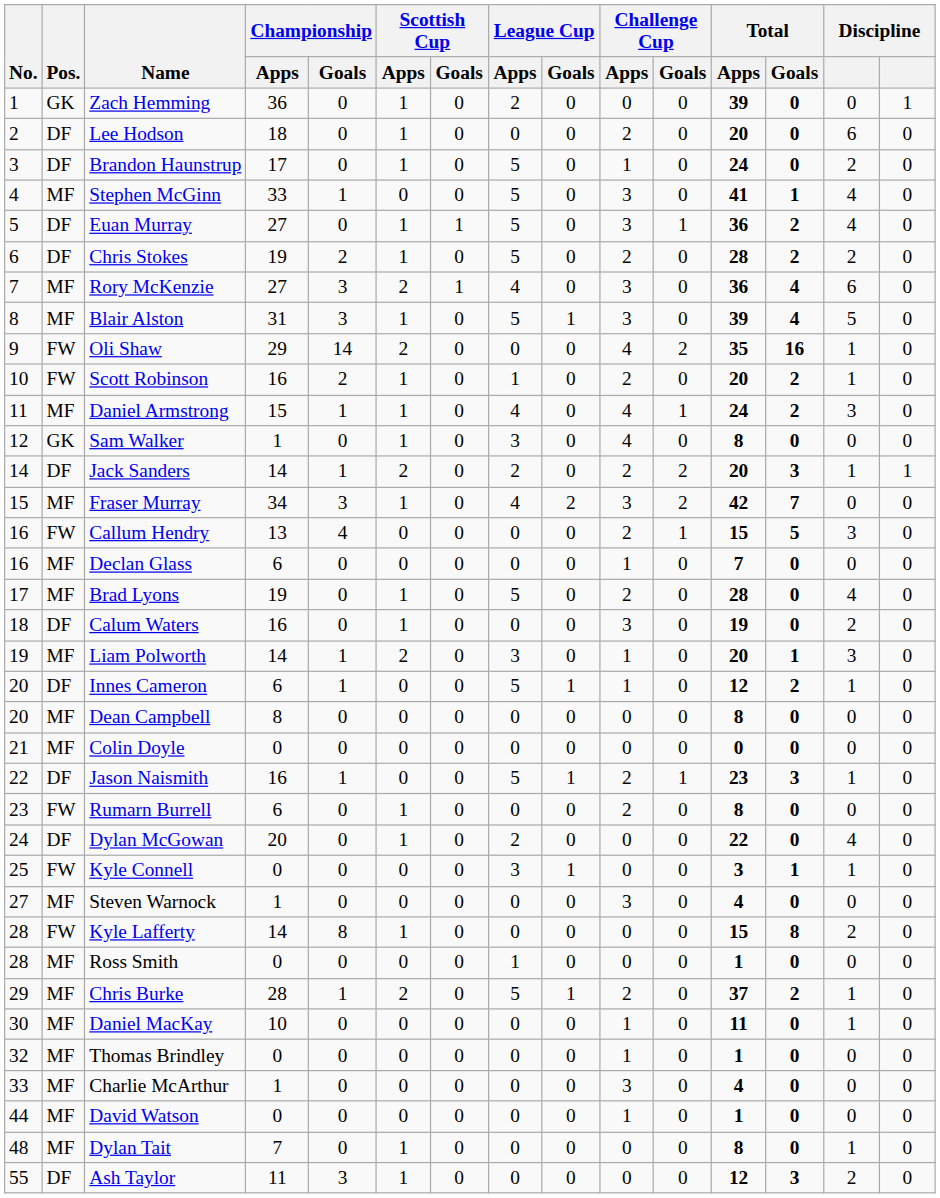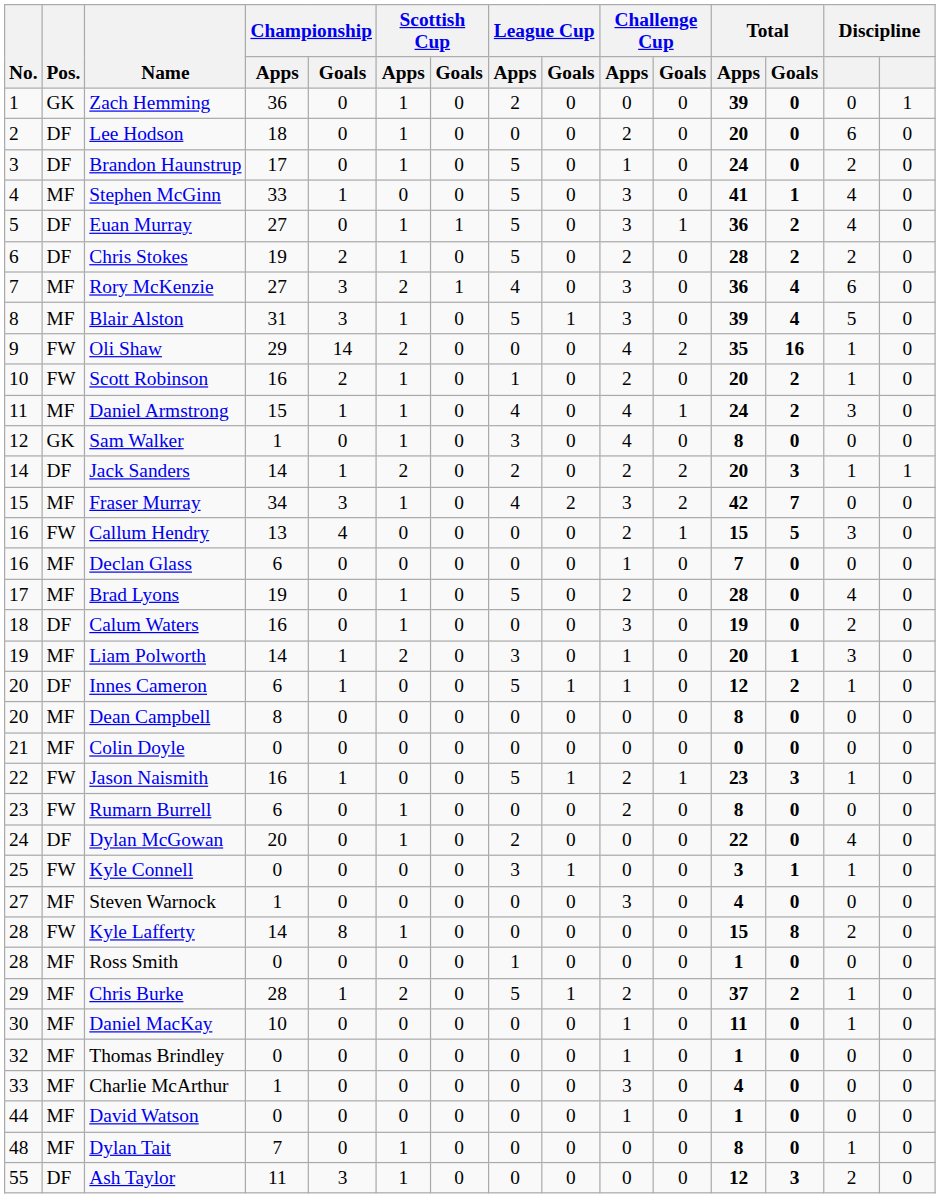(59, 778) DF -> (61, 778) FW
